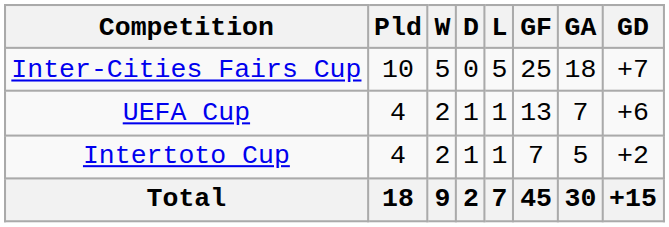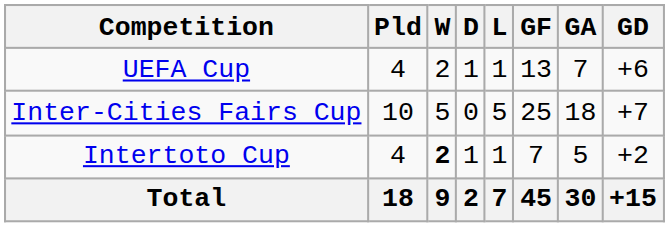rows swapped: (186, 70) <-> (186, 113)
(442, 156) normal -> (442, 156) bold
